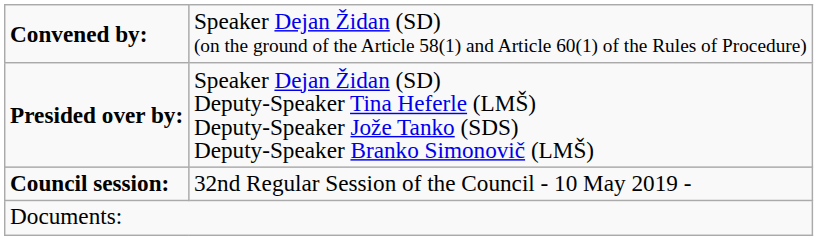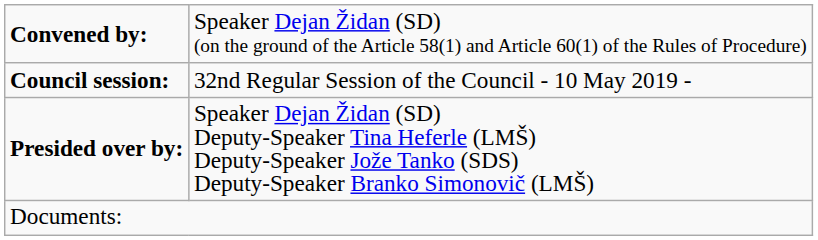rows swapped: (90, 183) <-> (97, 114)
